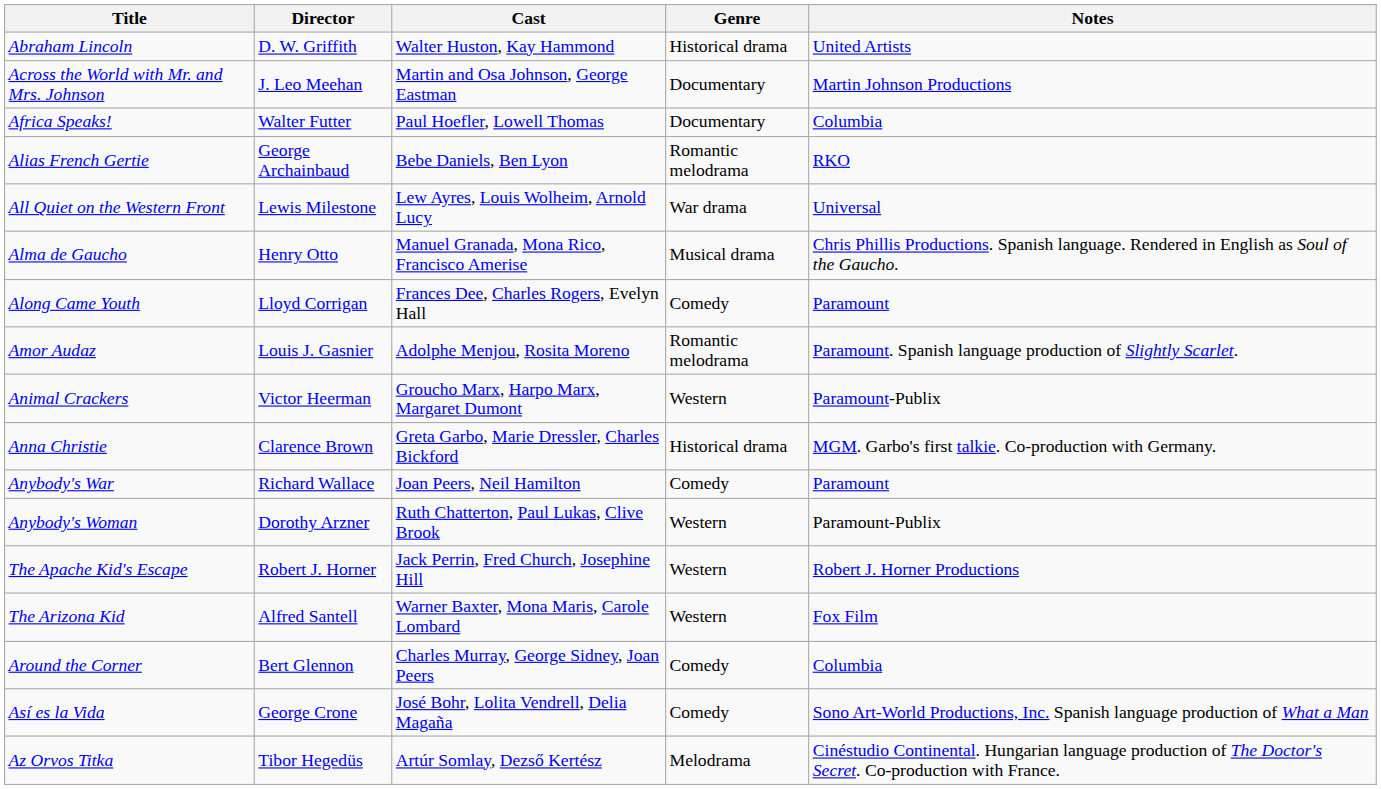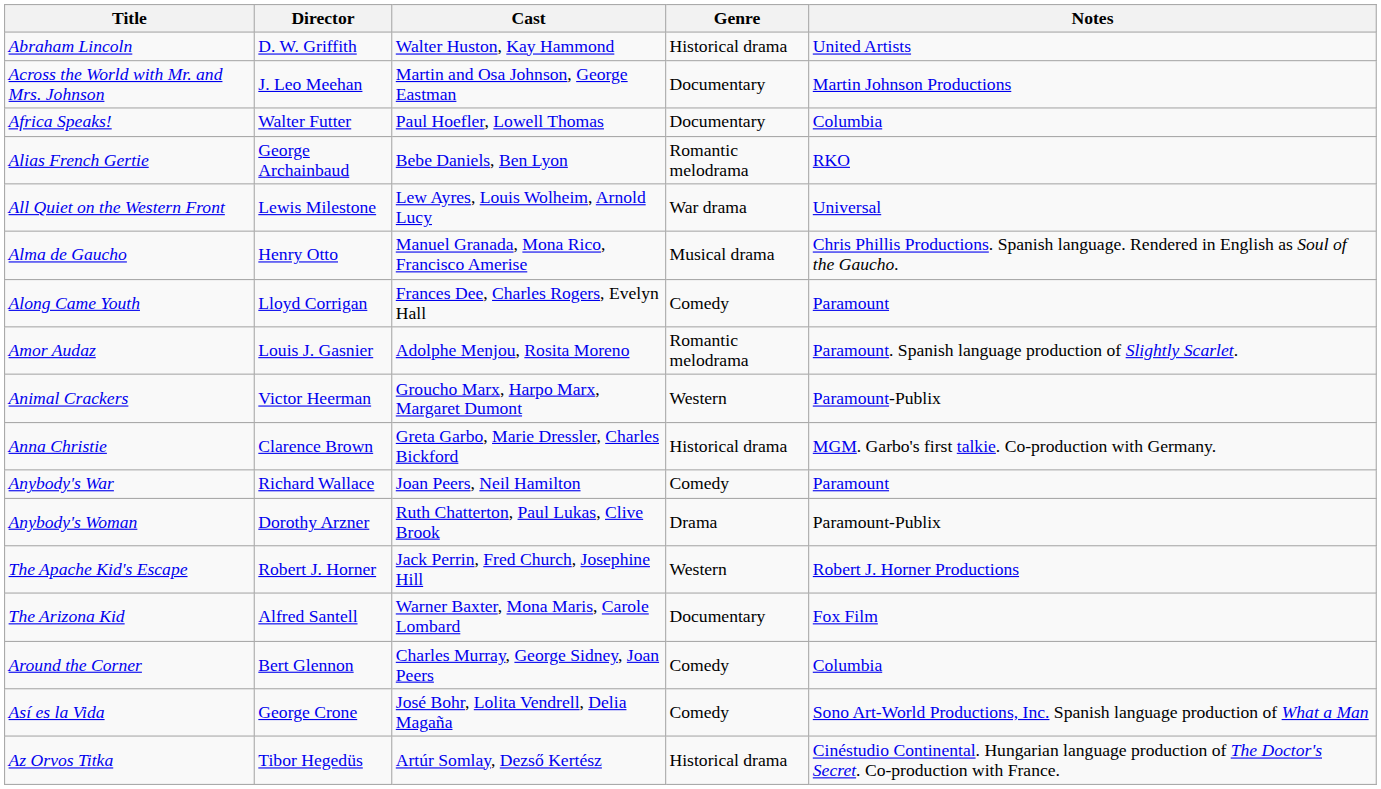(698, 521) Western -> (693, 521) Drama
(698, 617) Western -> (717, 617) Documentary
(710, 760) Melodrama -> (728, 760) Historical drama
